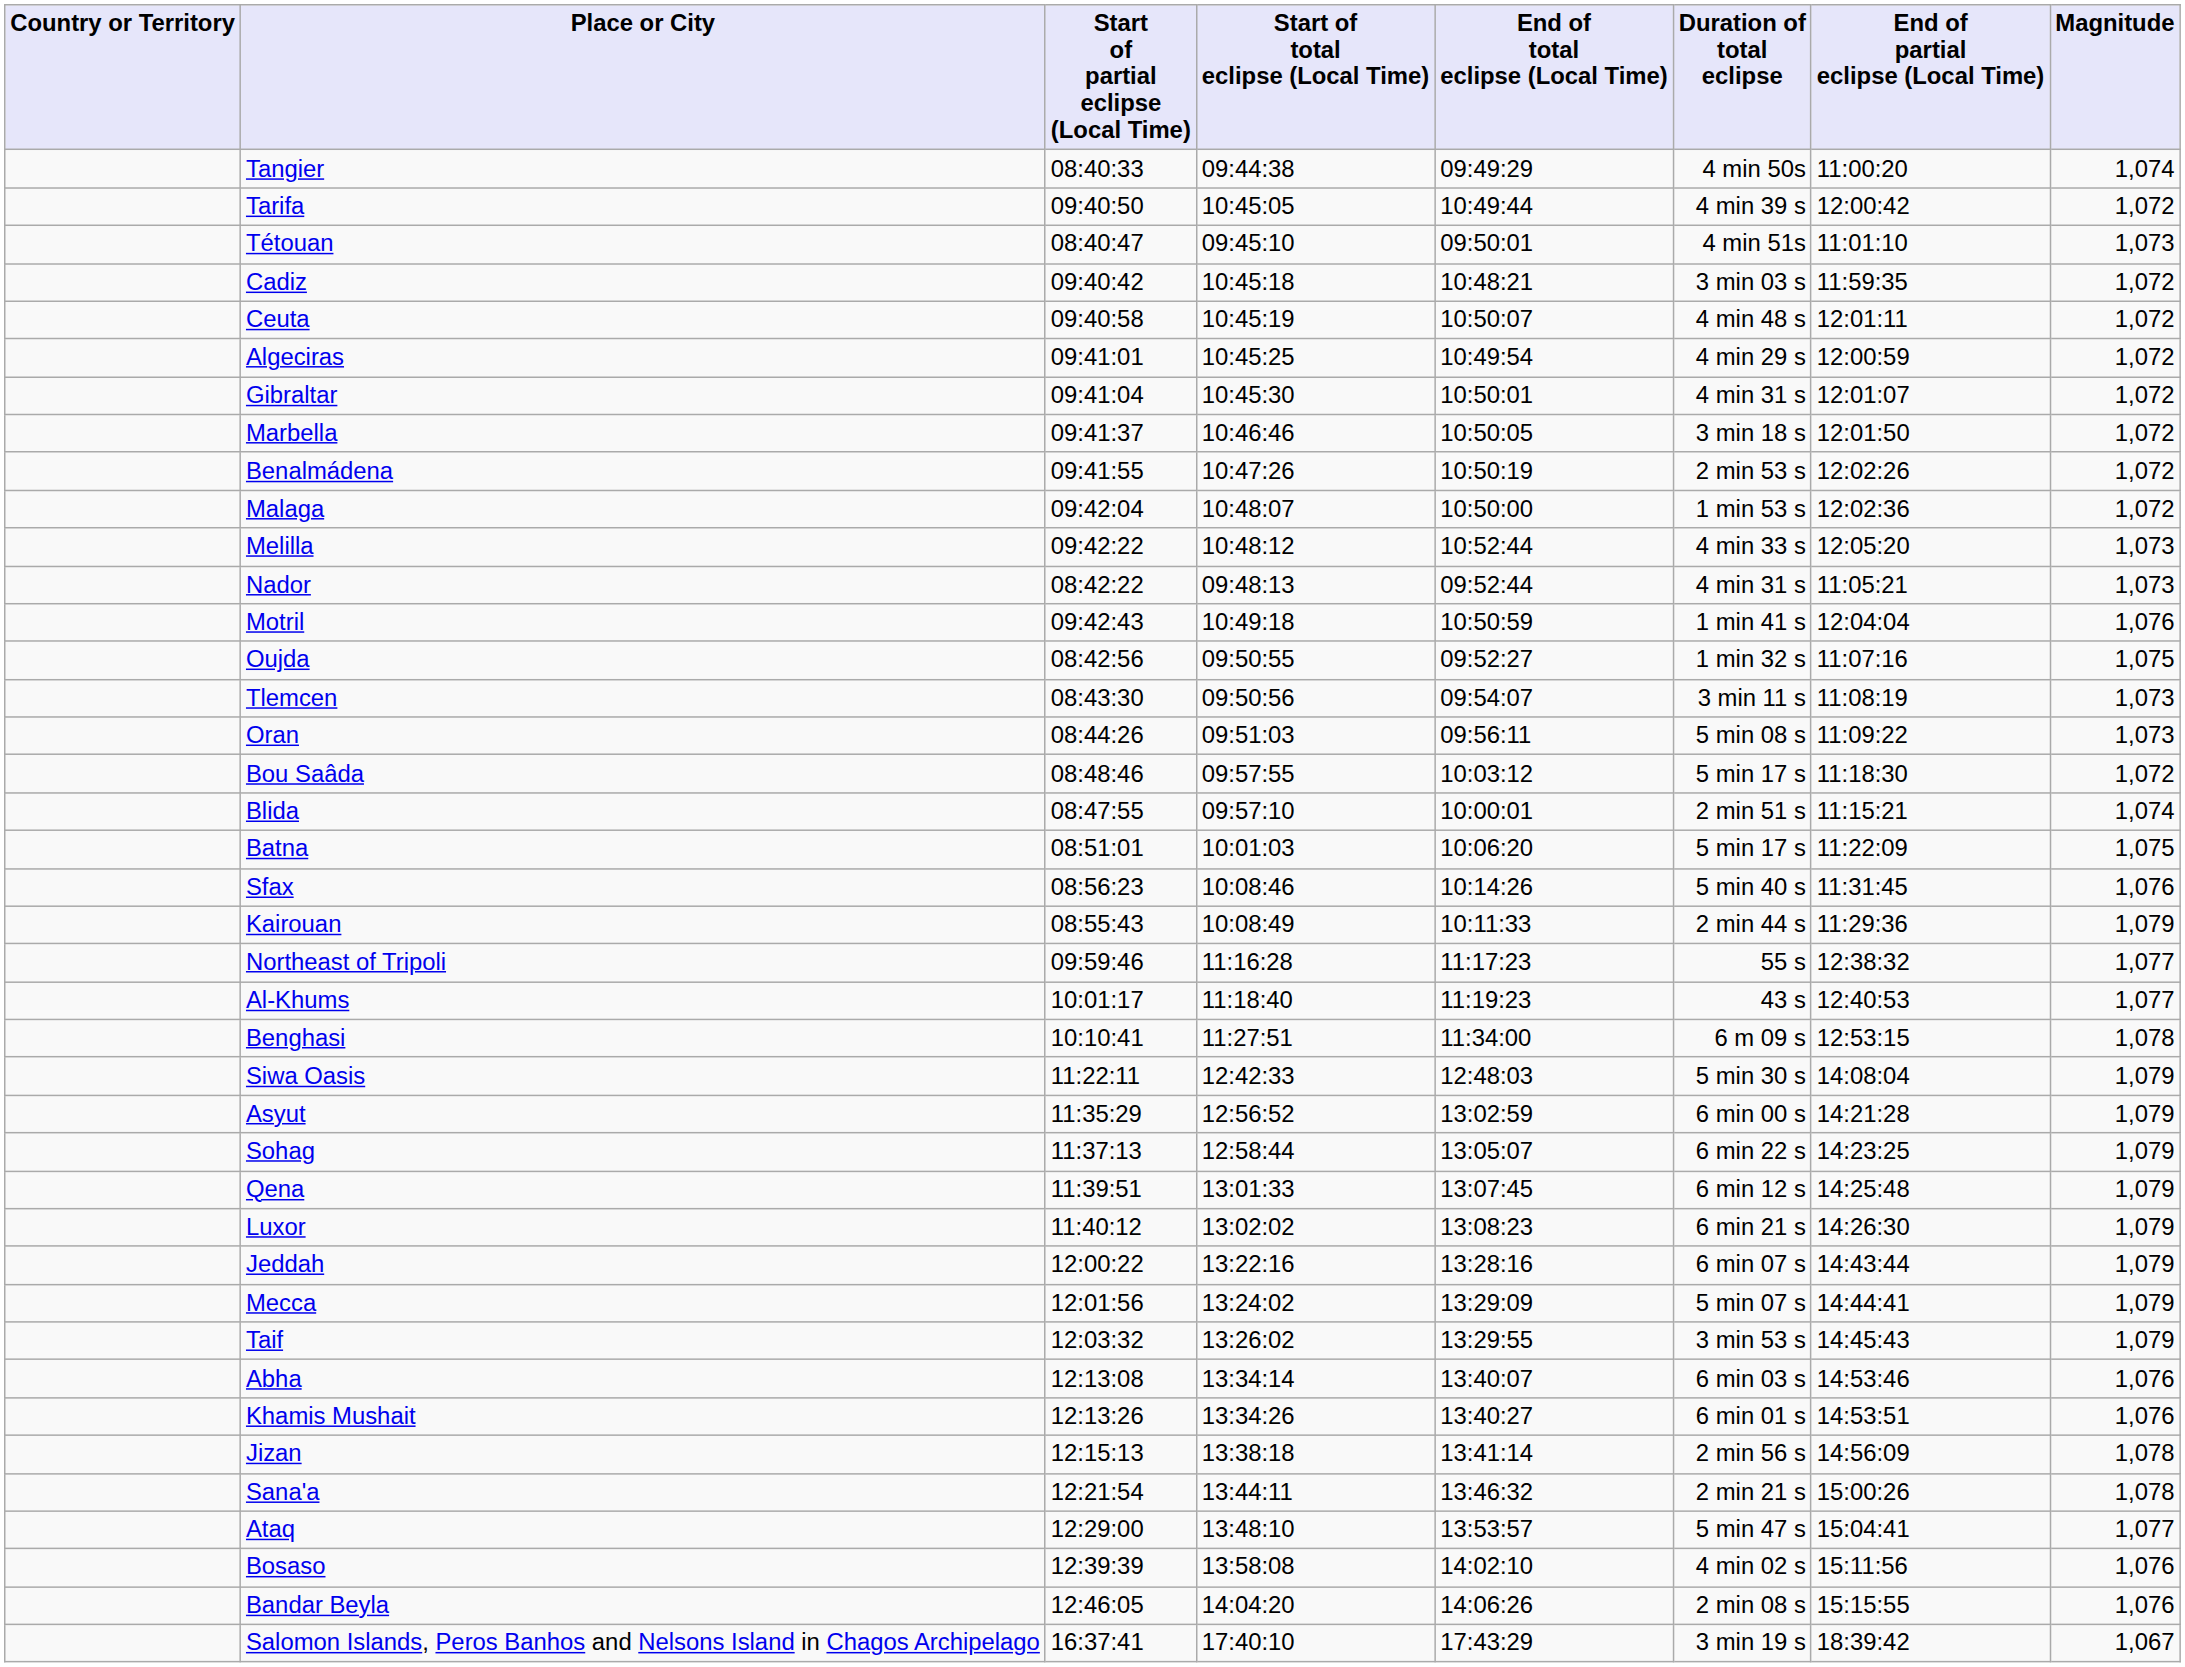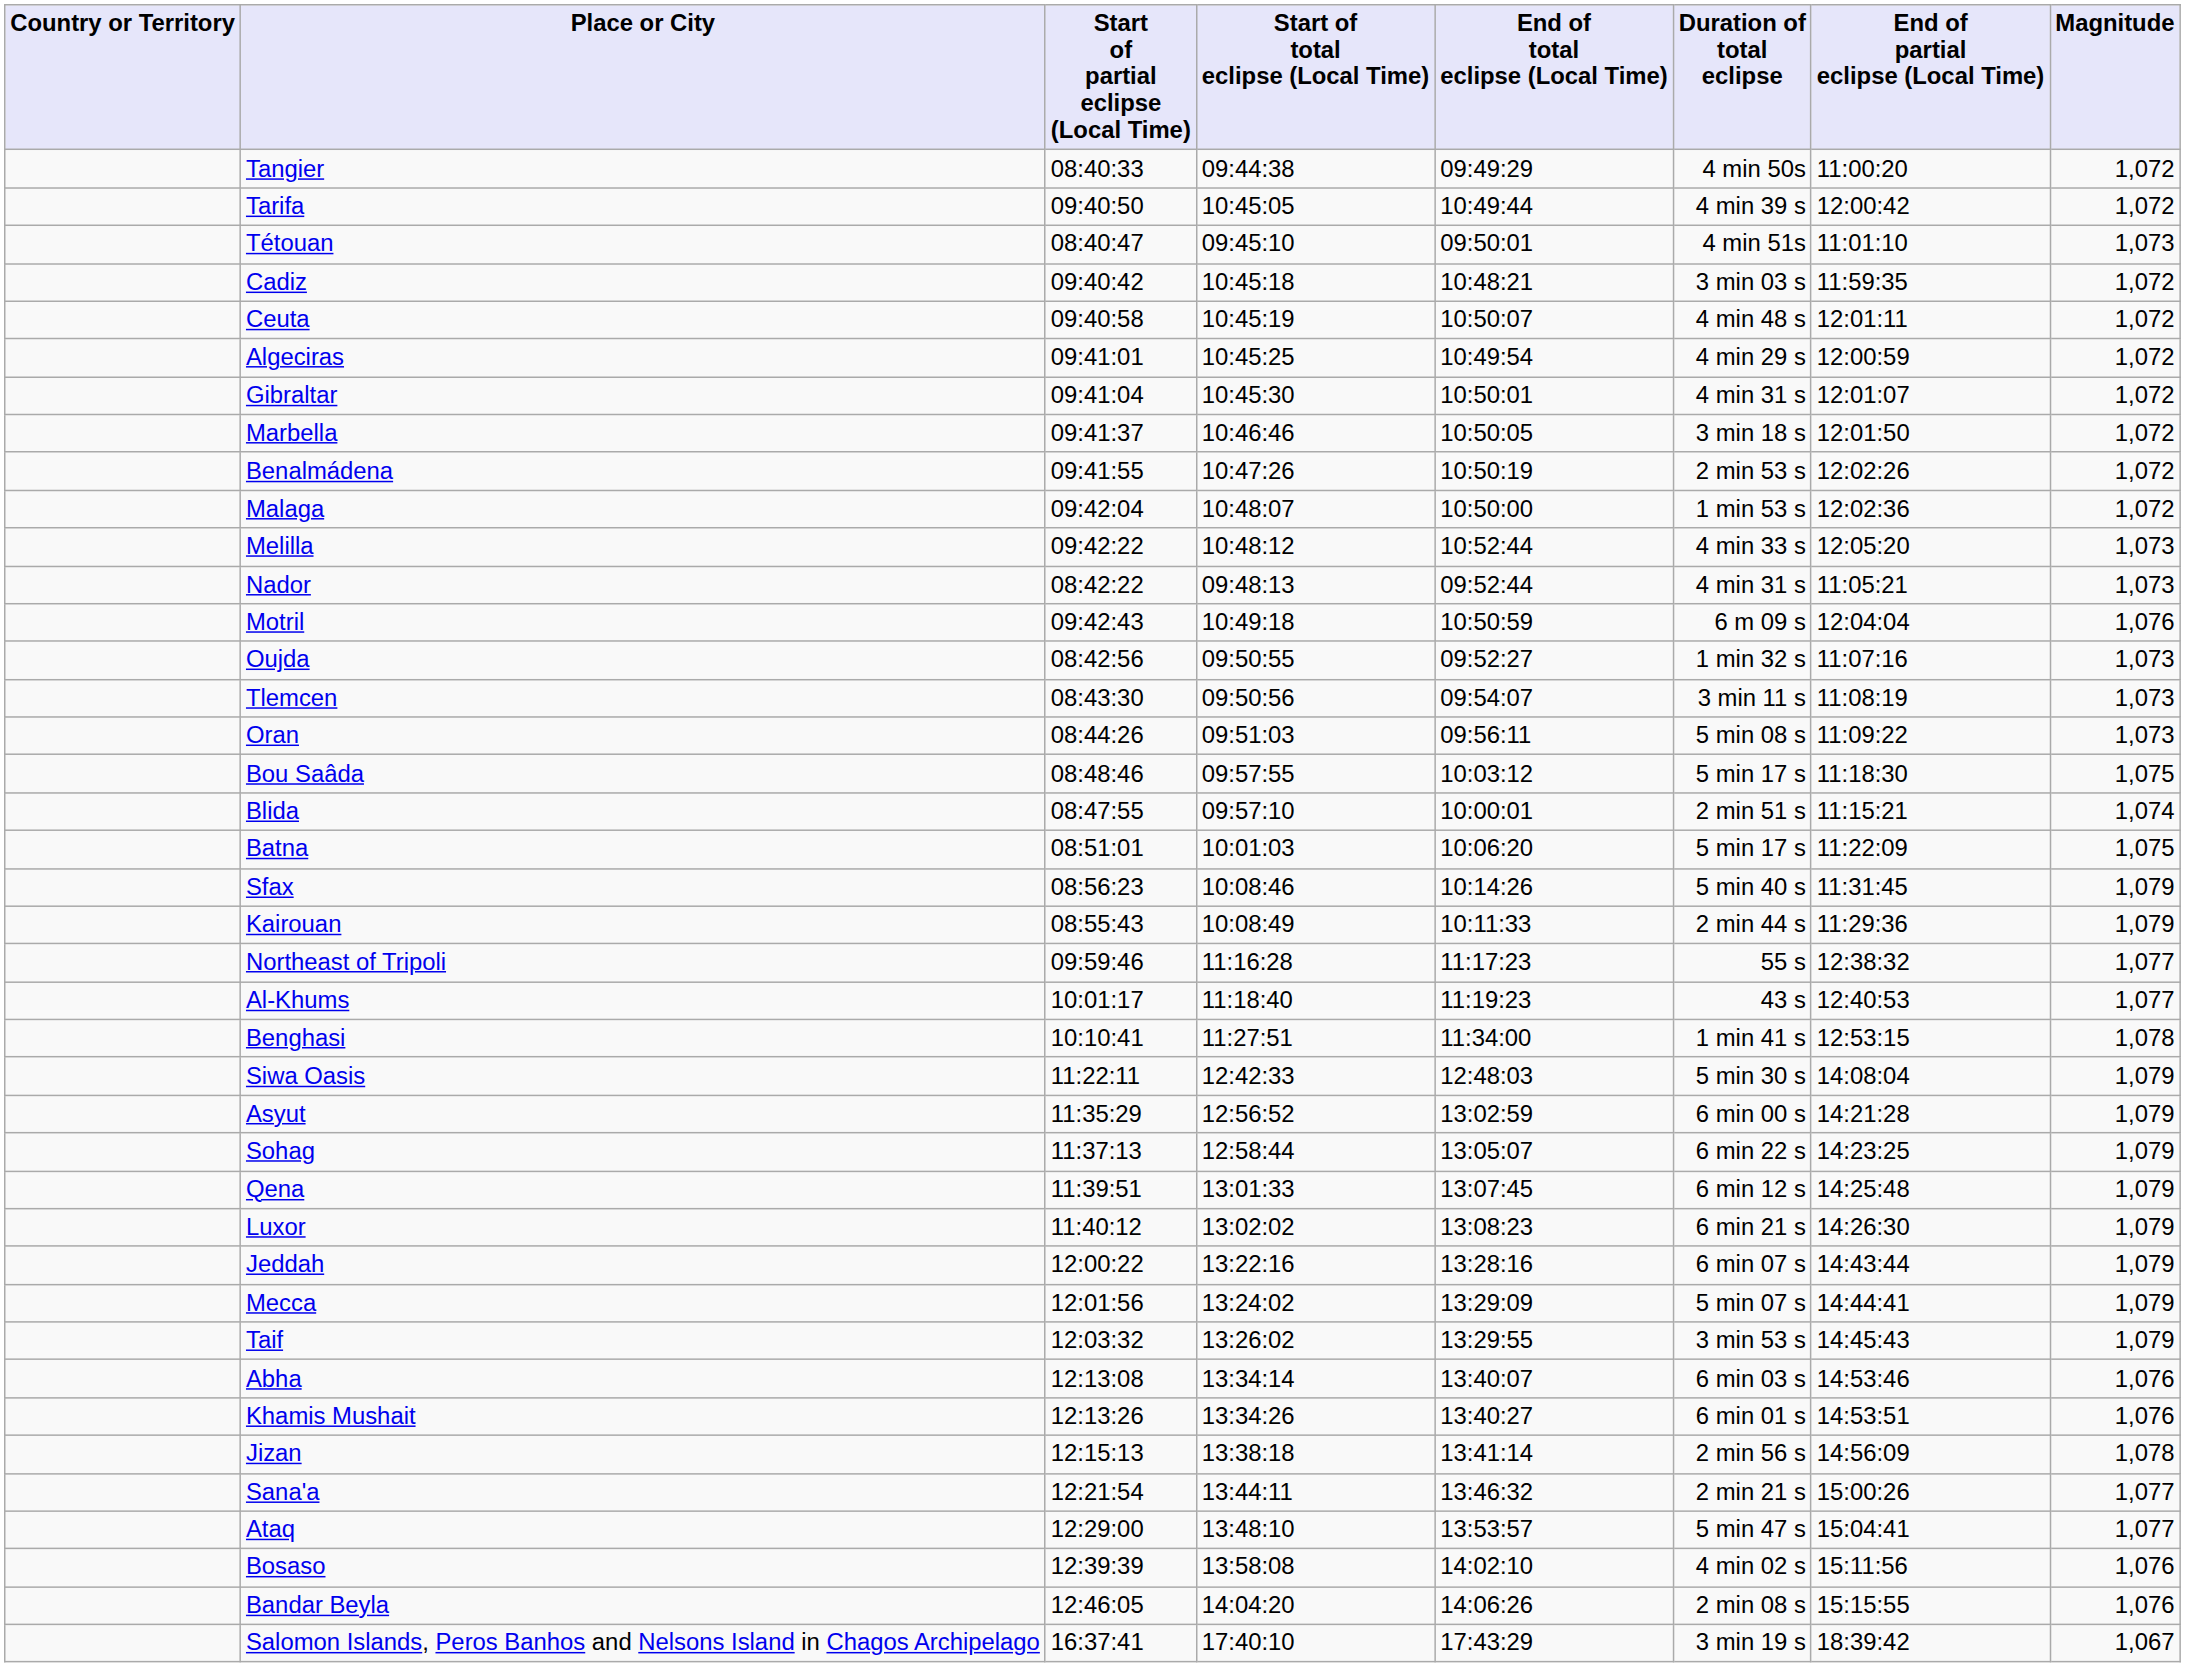(2145, 168) 1,074 -> (2145, 168) 1,072
(1751, 622) 1 min 41 s -> (1760, 622) 6 m 09 s
(2145, 660) 1,075 -> (2145, 660) 1,073
(2145, 773) 1,072 -> (2145, 773) 1,075
(2145, 886) 1,076 -> (2145, 886) 1,079
(1760, 1038) 6 m 09 s -> (1751, 1038) 1 min 41 s
(2145, 1491) 1,078 -> (2145, 1491) 1,077
